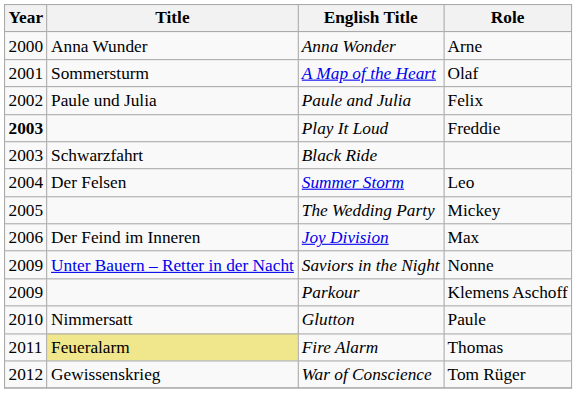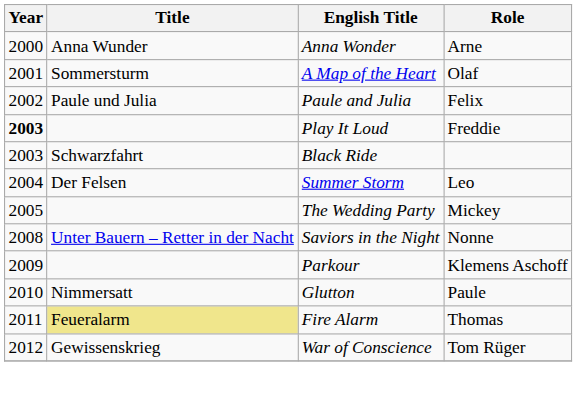- row: (345, 237)
(26, 264) 2009 -> (26, 237) 2008
